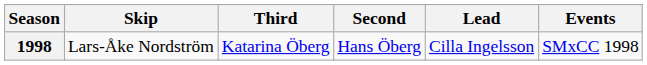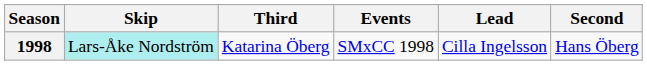columns swapped: (379, 18) <-> (590, 18)
(141, 45) no background -> (141, 45) paleturquoise background
